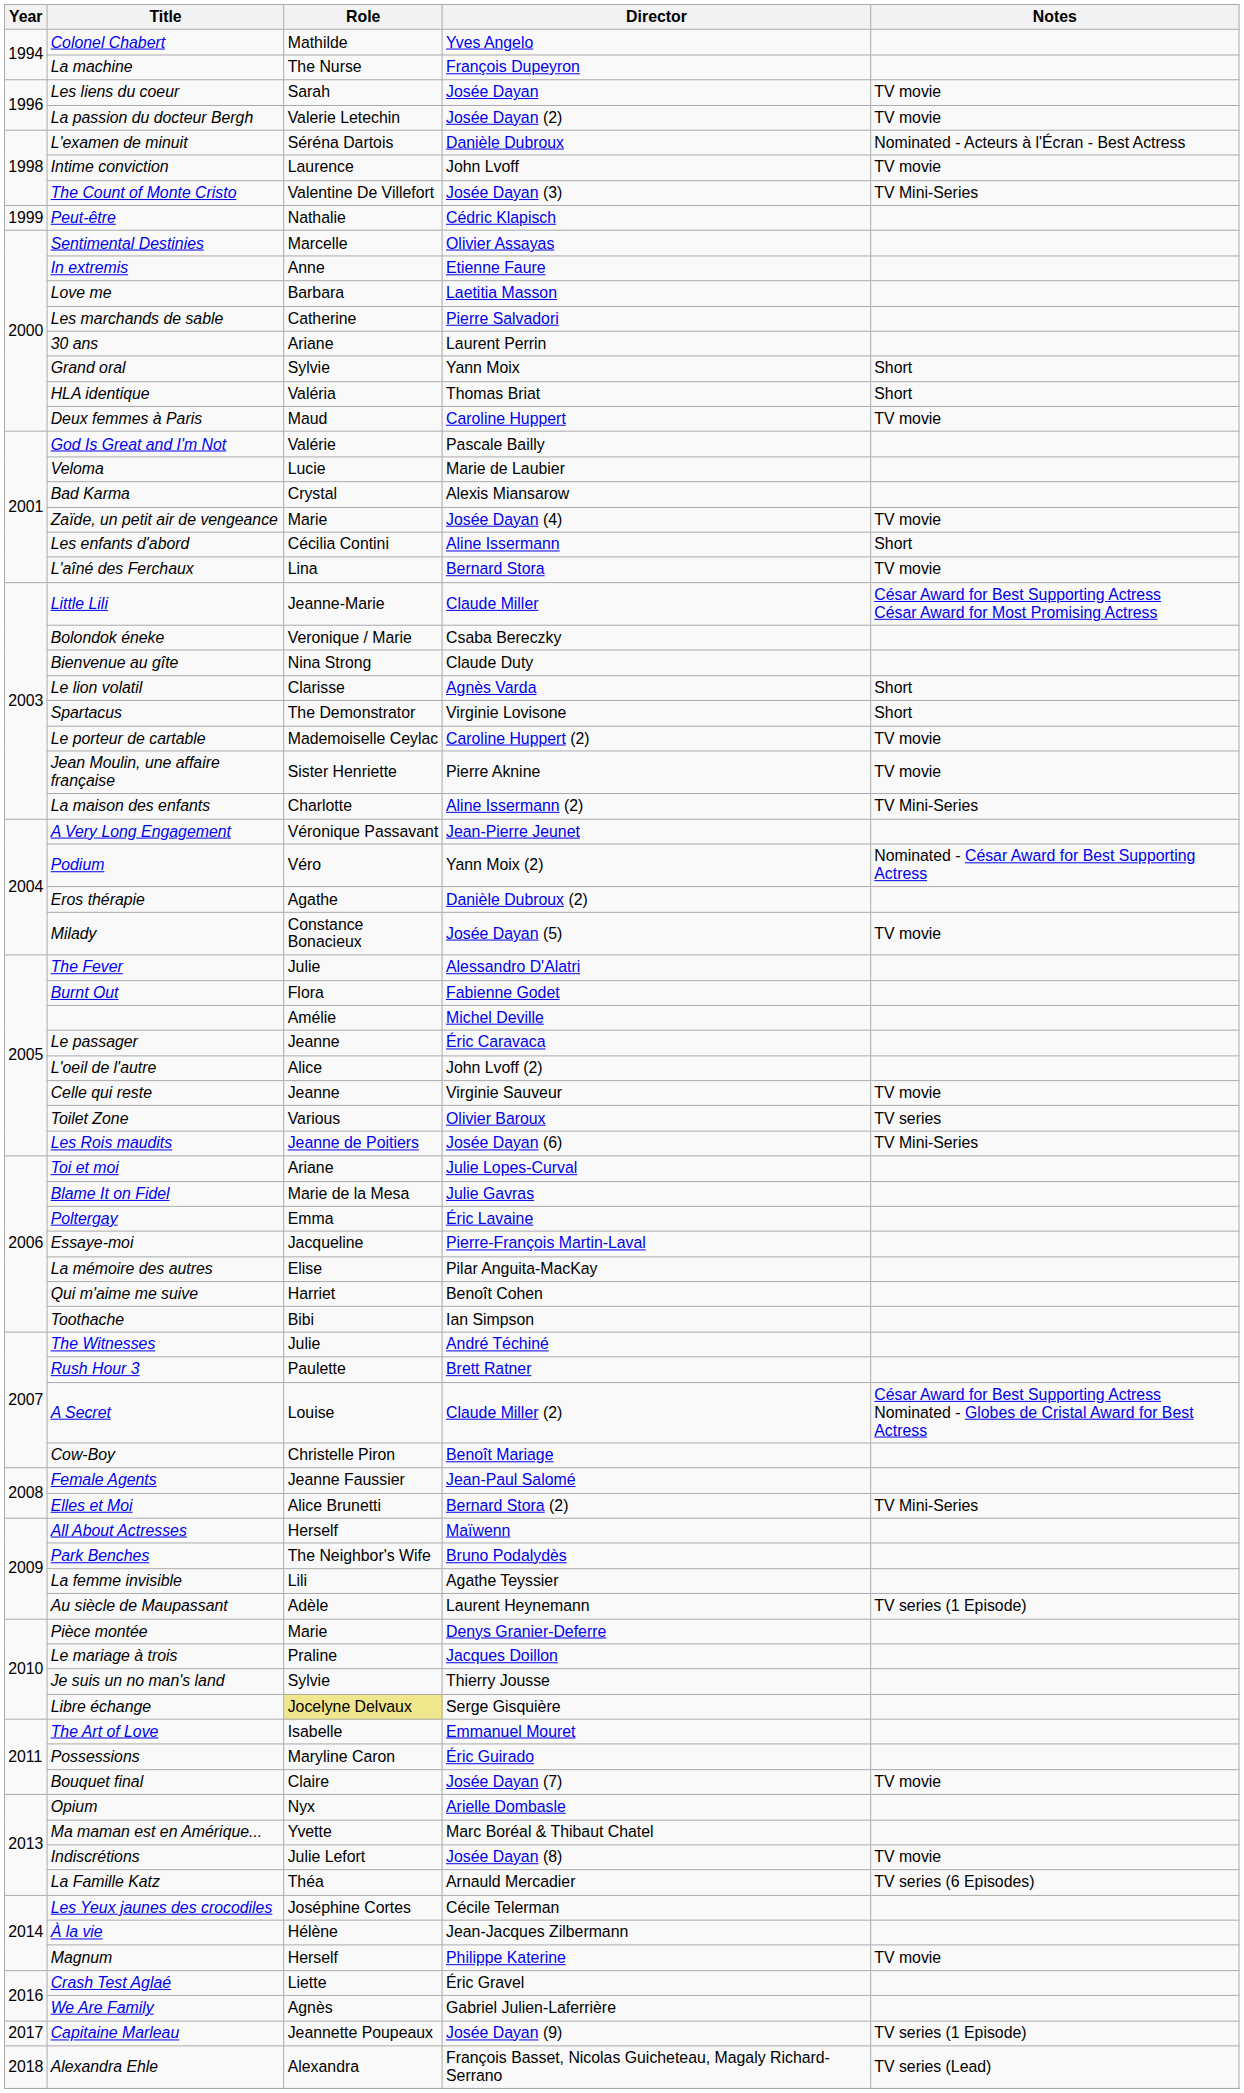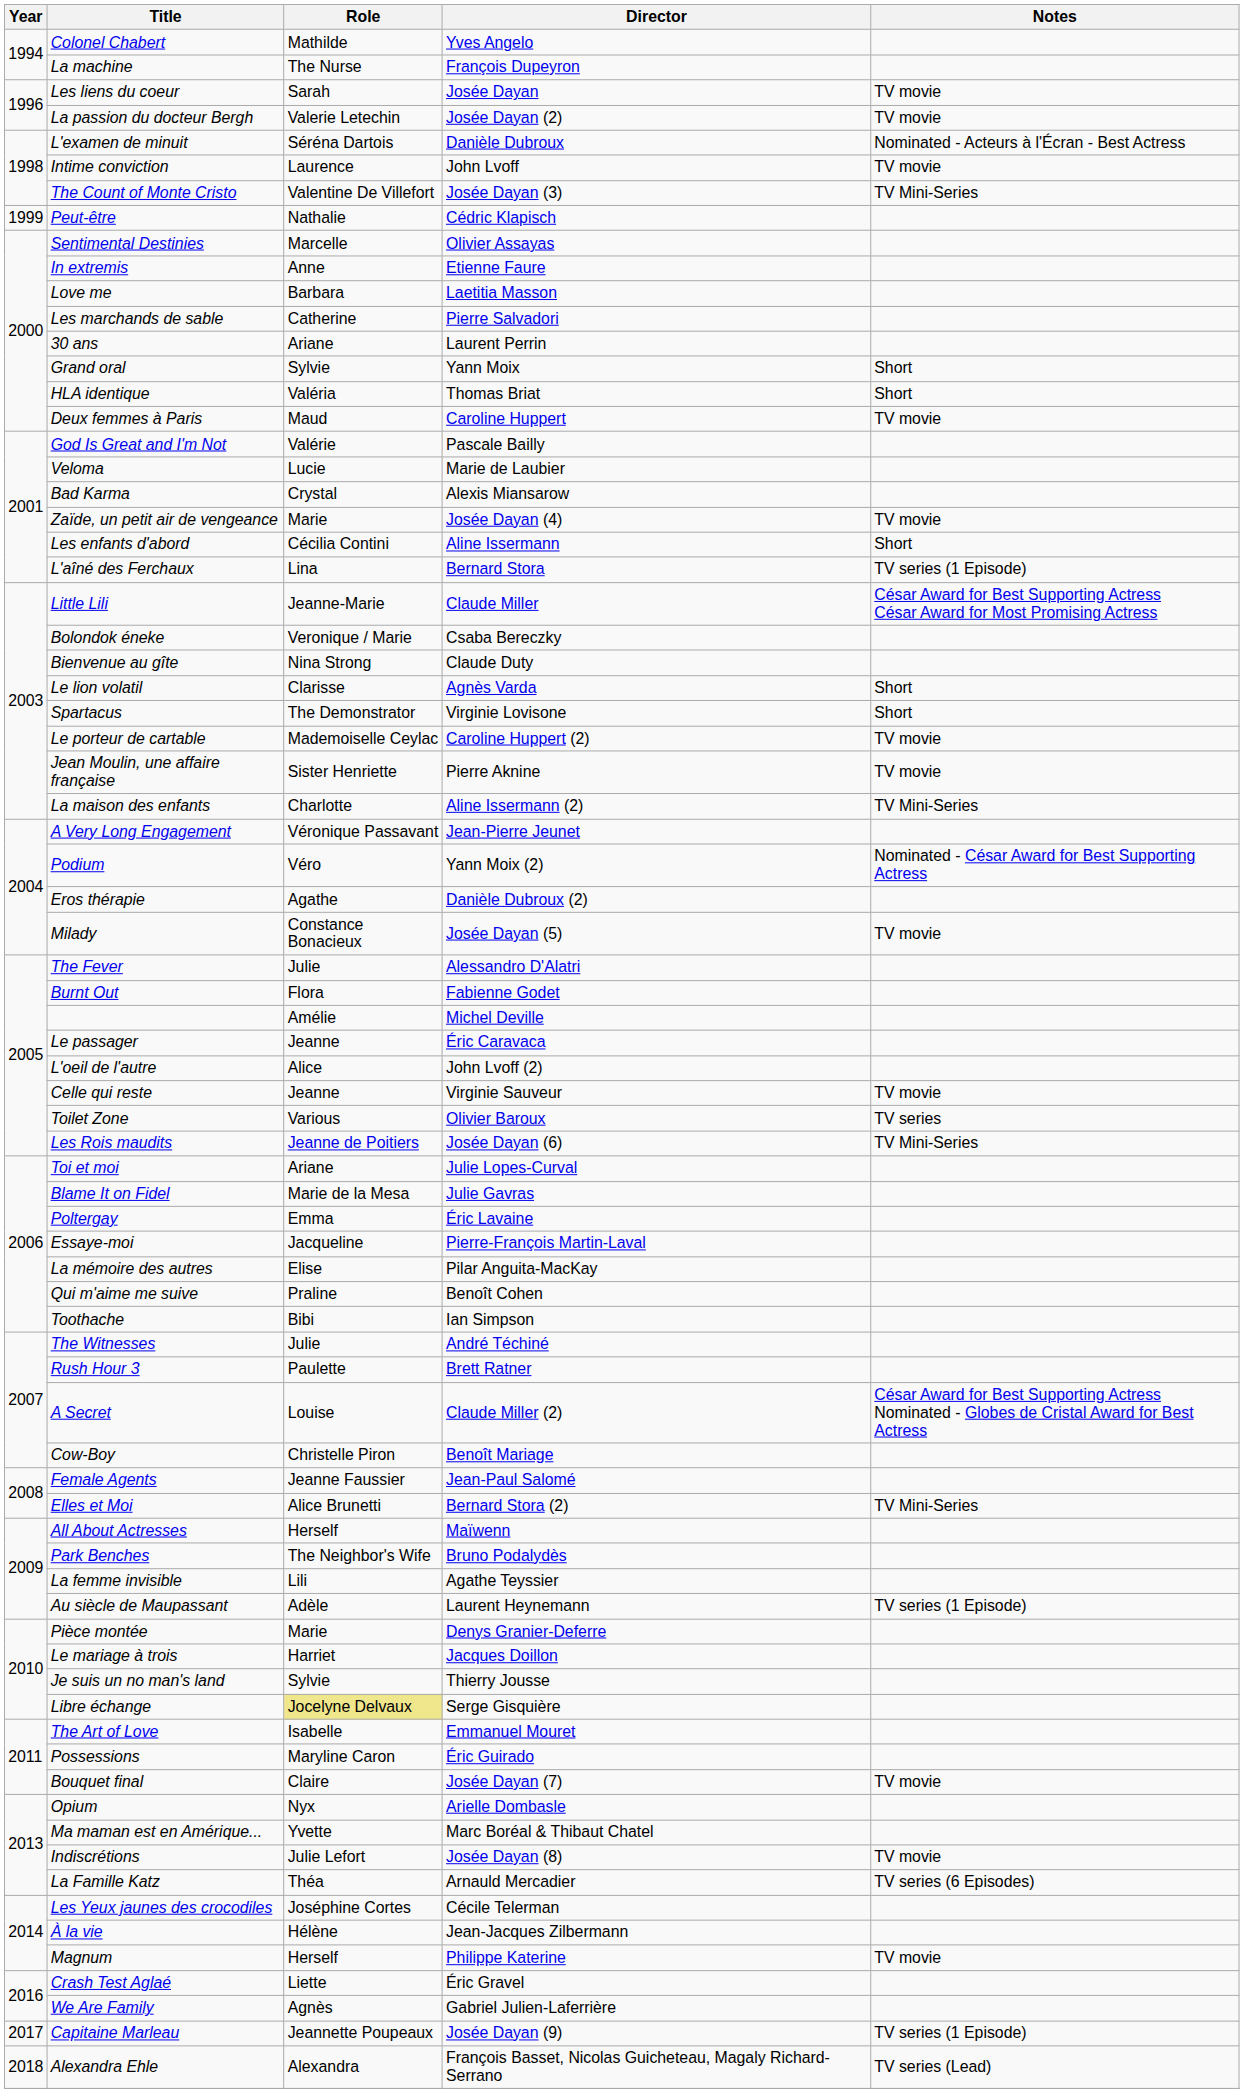(908, 569) TV movie -> (950, 569) TV series (1 Episode)
(311, 1294) Harriet -> (312, 1294) Praline
(312, 1656) Praline -> (311, 1656) Harriet
